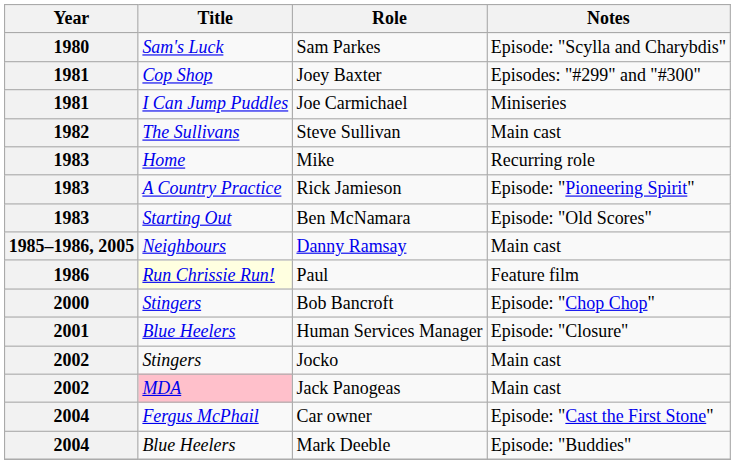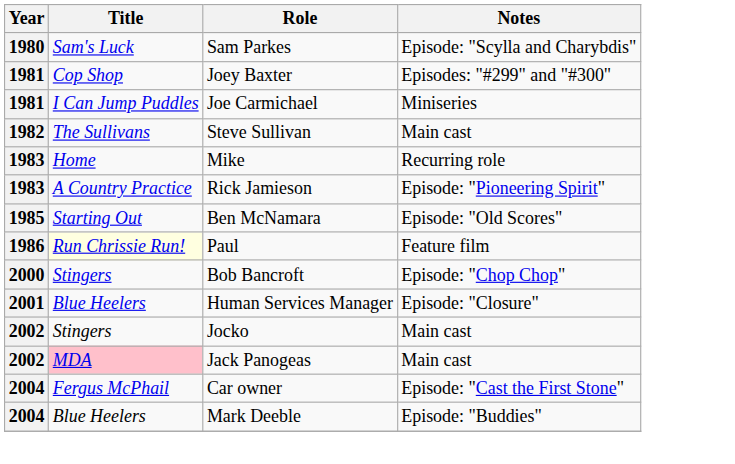(71, 217) 1983 -> (27, 217) 1985
- row: (351, 246)
